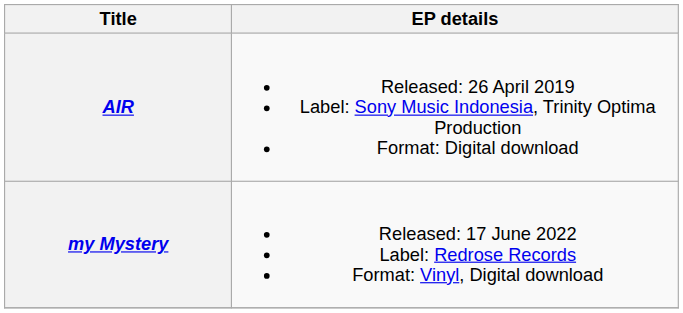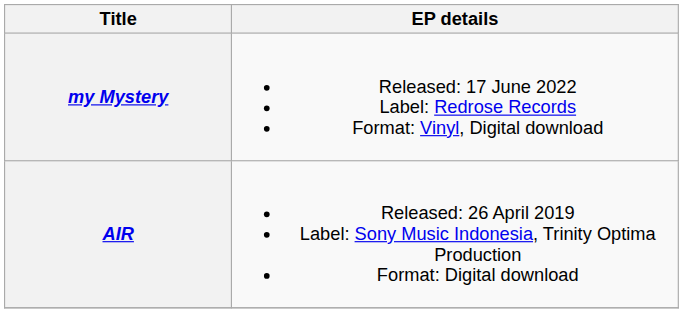rows swapped: (118, 107) <-> (118, 244)
